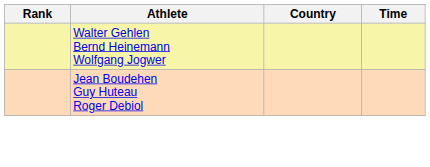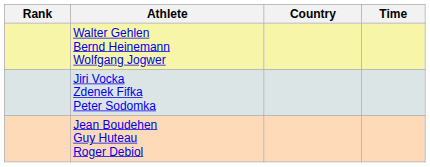+ row: (115, 92)
